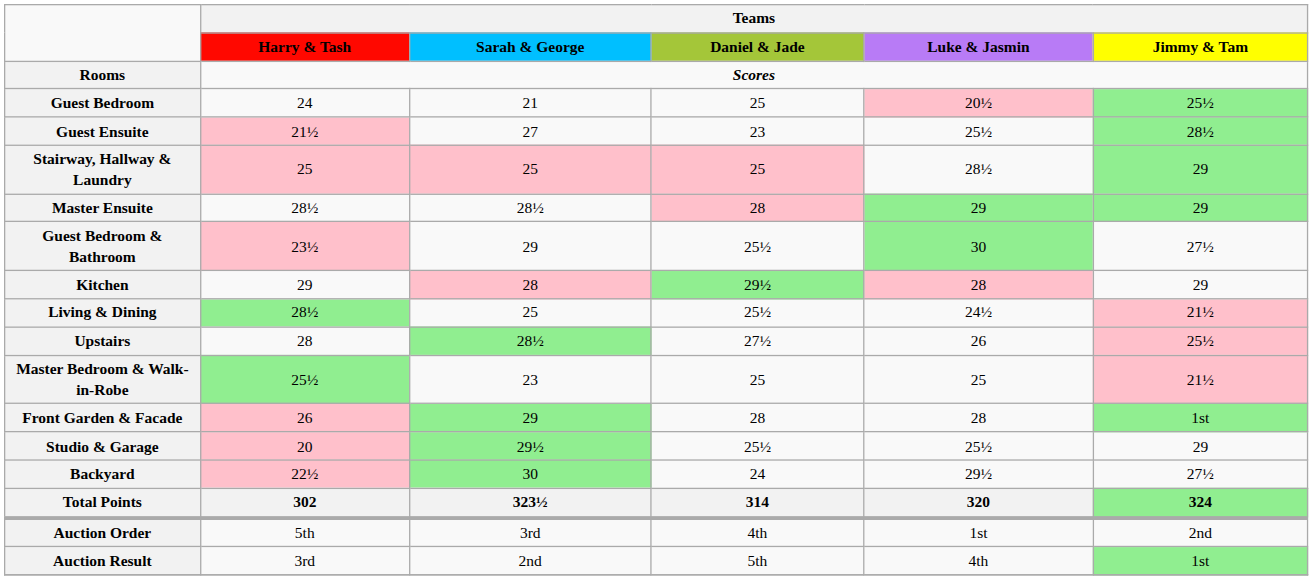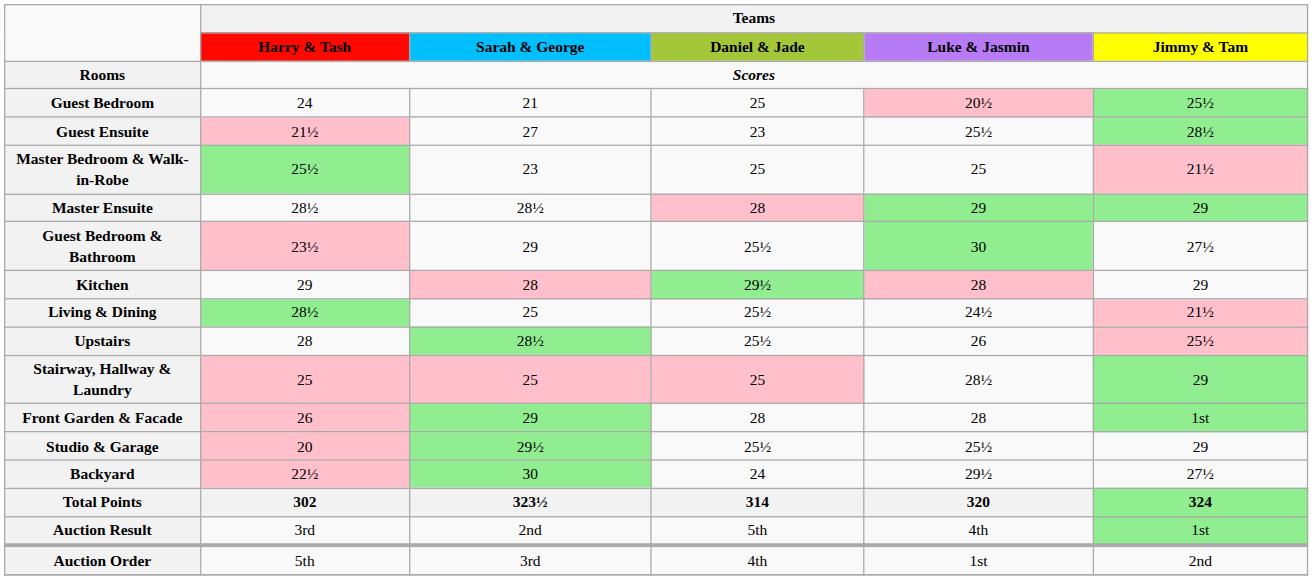rows swapped: (102, 379) <-> (102, 170)
(757, 341) 27½ -> (757, 341) 25½
rows swapped: (102, 533) <-> (102, 561)
